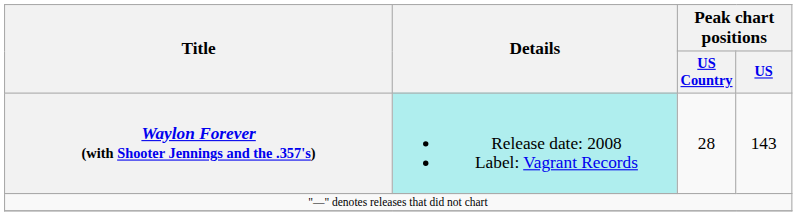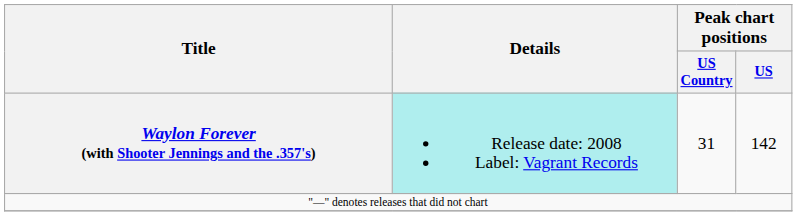(707, 143) 28 -> (707, 143) 31
(764, 143) 143 -> (764, 143) 142
